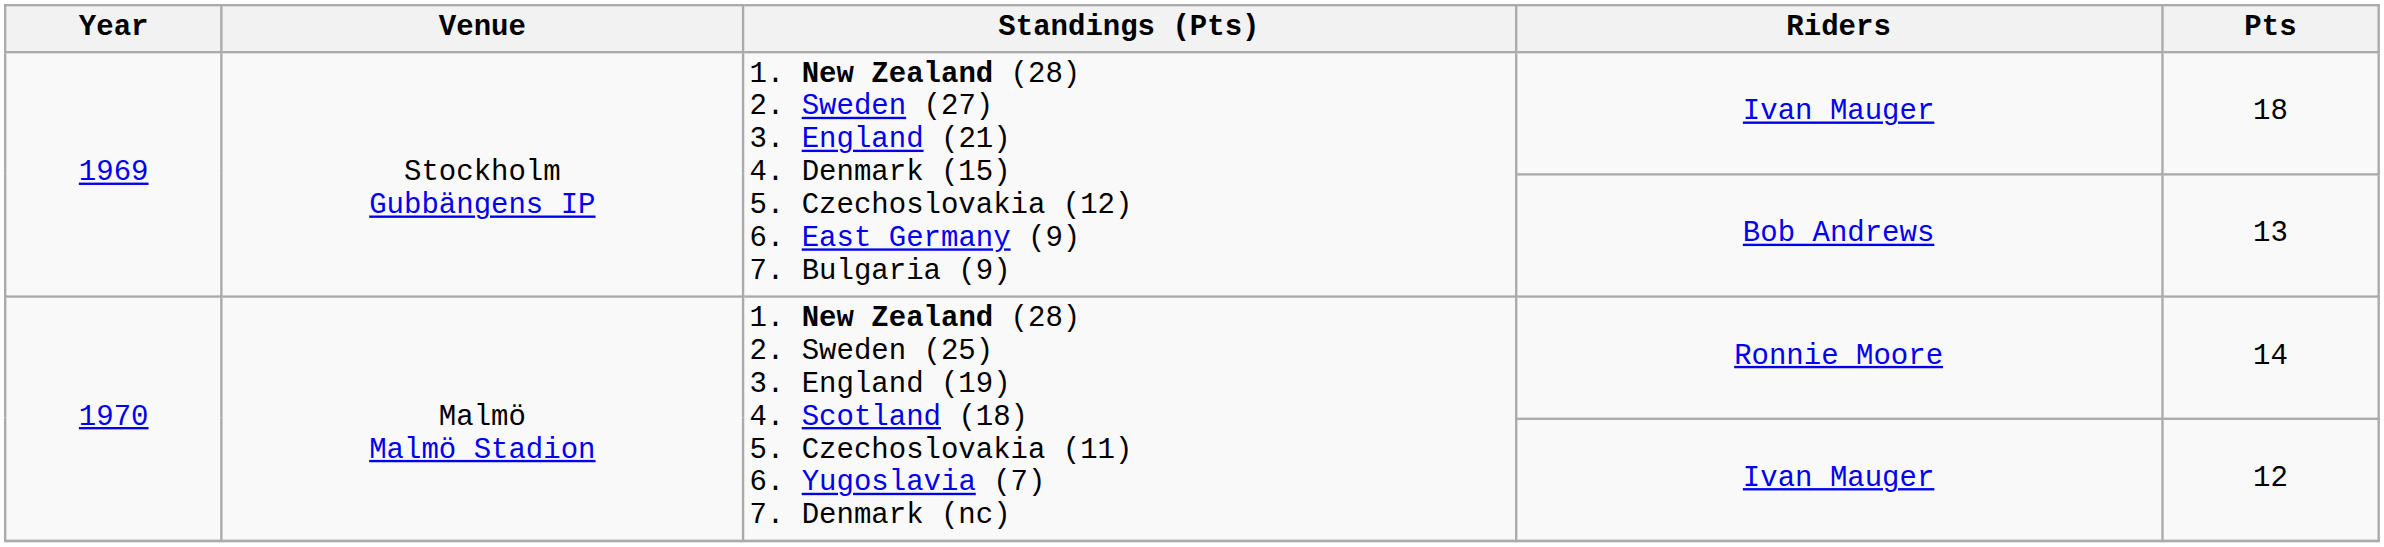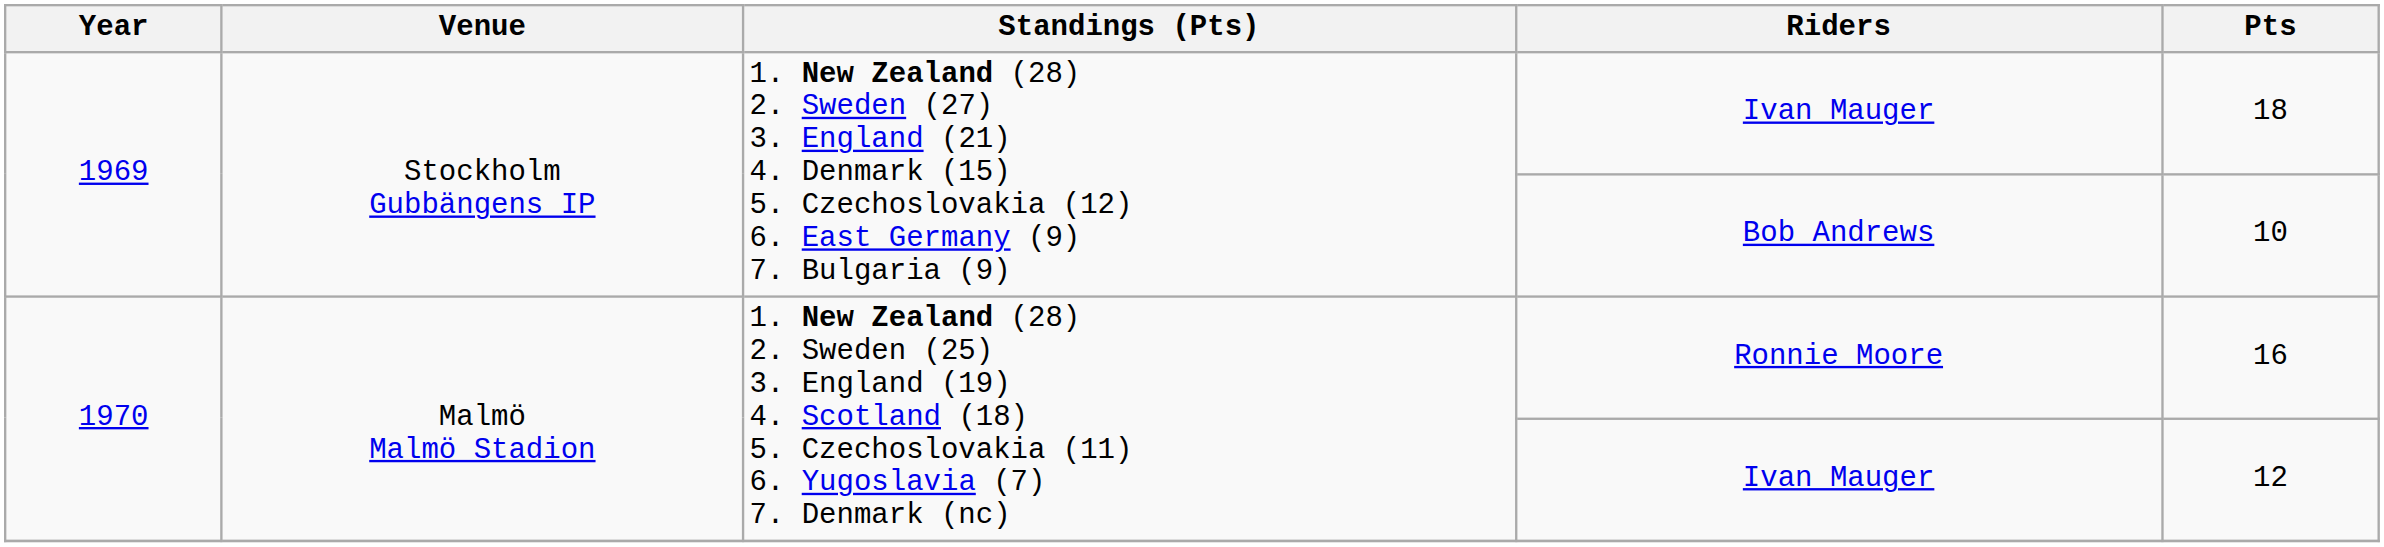(2270, 236) 13 -> (2270, 236) 10
(2270, 358) 14 -> (2270, 358) 16
